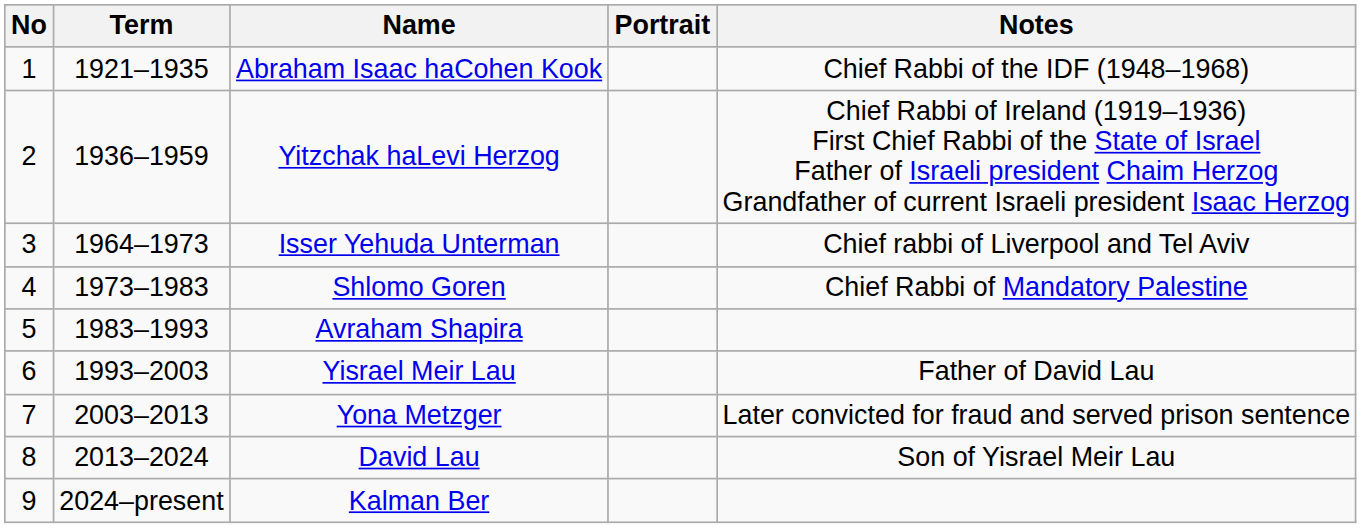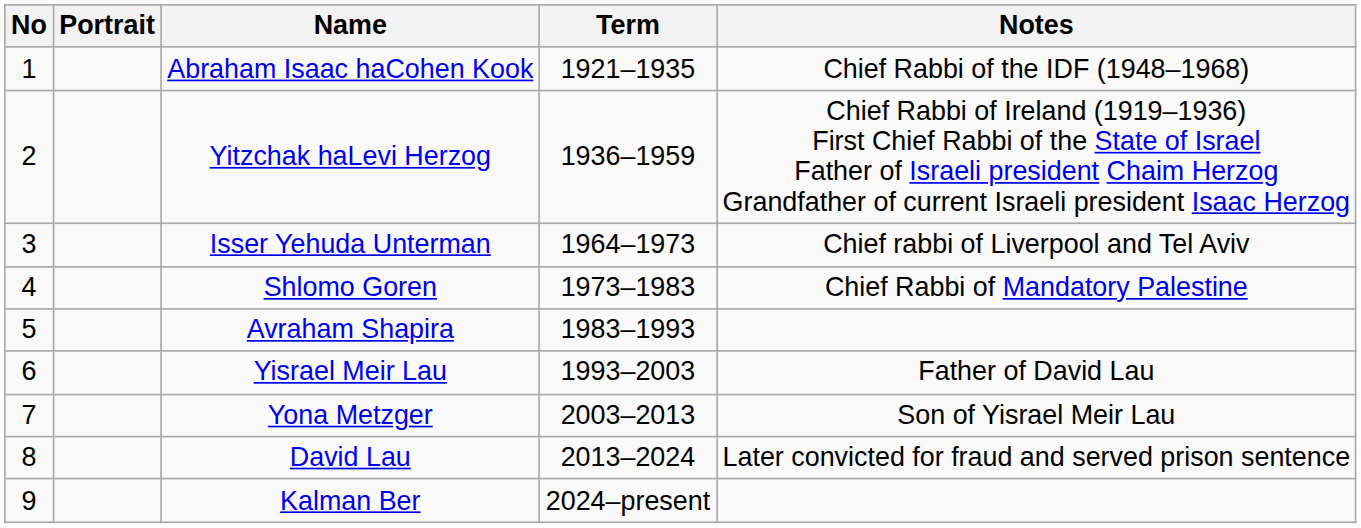columns swapped: (662, 25) <-> (141, 25)
(1036, 414) Later convicted for fraud and served prison sentence -> (1036, 414) Son of Yisrael Meir Lau
(1036, 457) Son of Yisrael Meir Lau -> (1036, 457) Later convicted for fraud and served prison sentence
